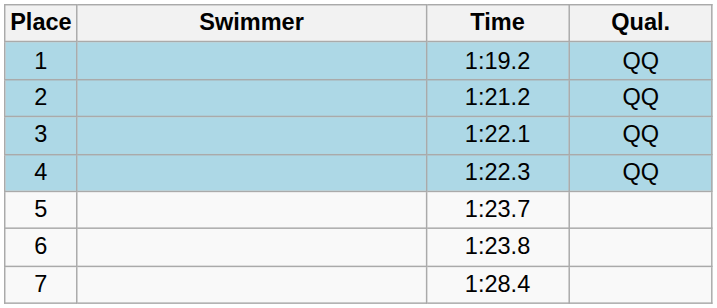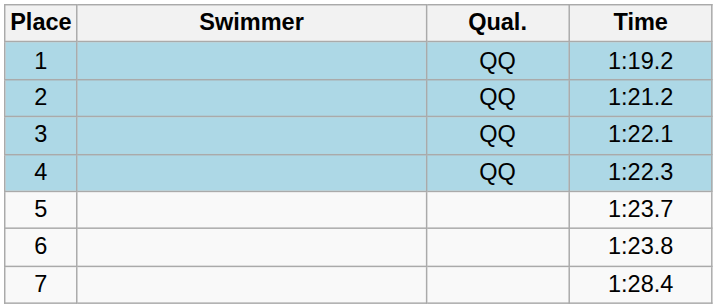columns swapped: (498, 23) <-> (641, 23)
